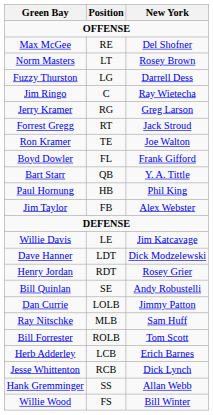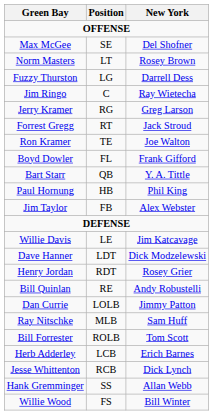(106, 45) RE -> (106, 45) SE
(106, 288) SE -> (106, 288) RE
